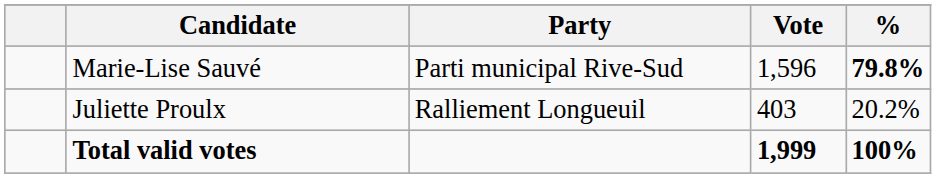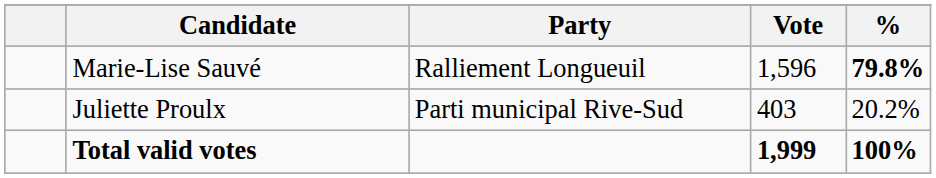(549, 67) Parti municipal Rive-Sud -> (530, 67) Ralliement Longueuil
(530, 109) Ralliement Longueuil -> (549, 109) Parti municipal Rive-Sud
